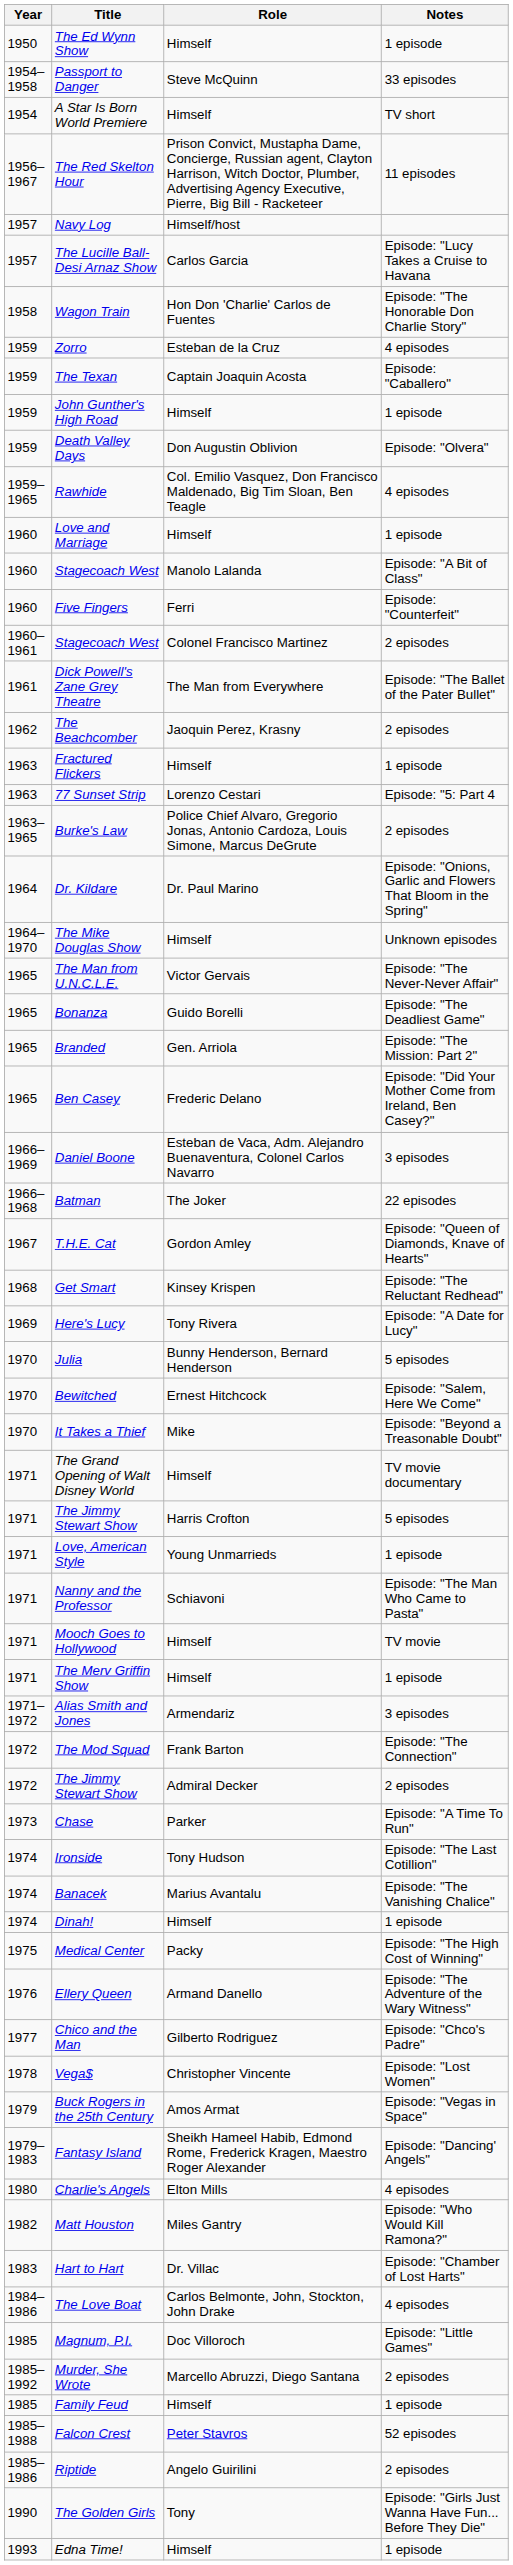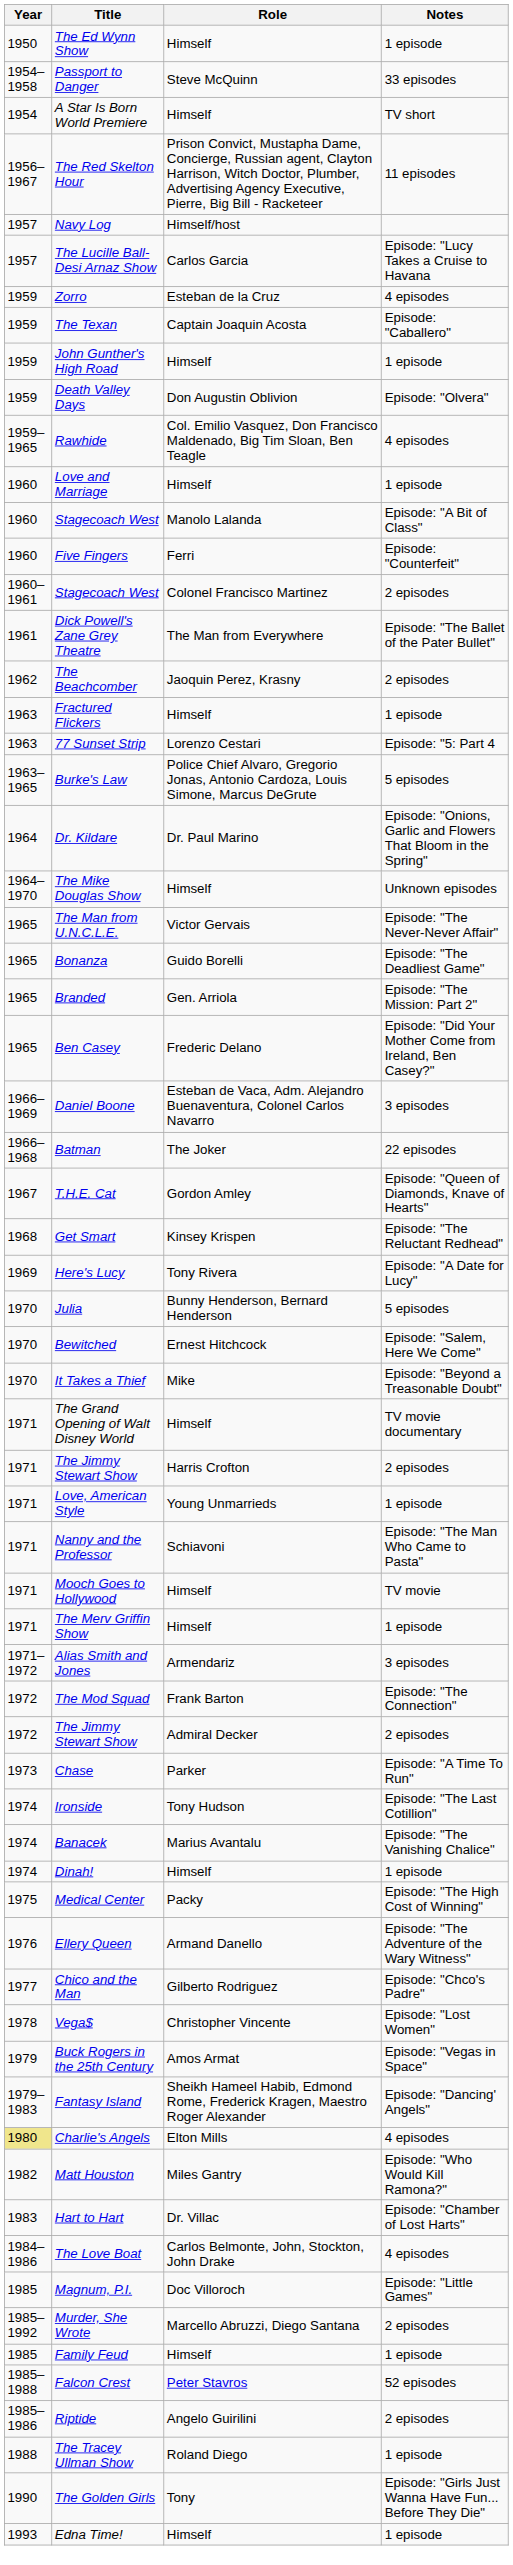- row: (92, 311)
(417, 830) 2 episodes -> (417, 779) 5 episodes
(417, 1518) 5 episodes -> (417, 1467) 2 episodes
(22, 2189) no background -> (22, 2138) khaki background
+ row: (94, 2454)
